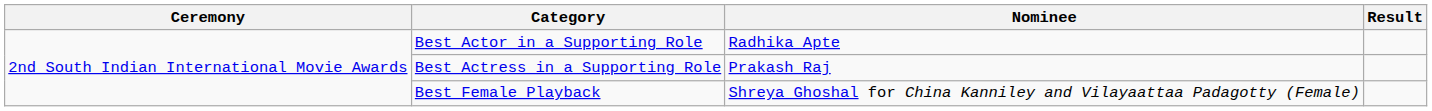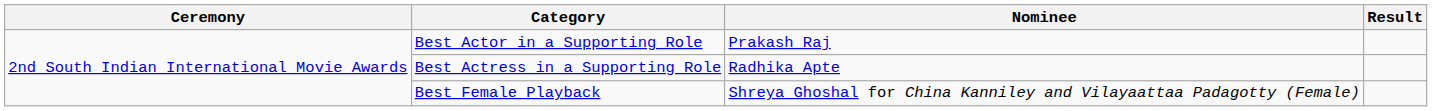(784, 42) Radhika Apte -> (780, 42) Prakash Raj
(780, 68) Prakash Raj -> (784, 68) Radhika Apte
